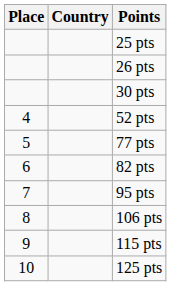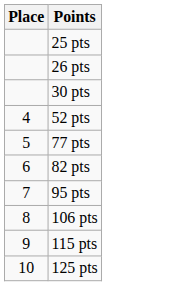- column: (80, 17)
